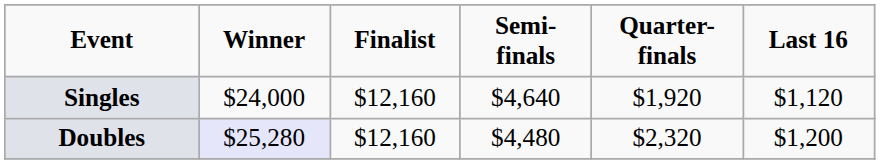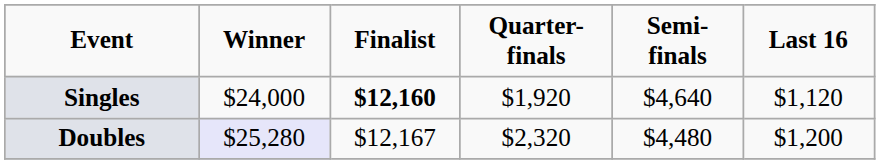columns swapped: (526, 40) <-> (667, 40)
(395, 96) normal -> (395, 96) bold
(395, 138) $12,160 -> (395, 138) $12,167
